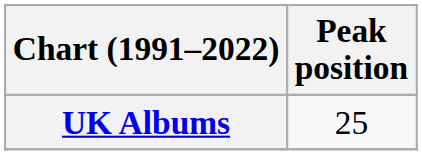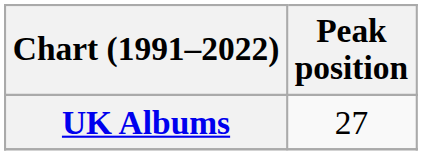(351, 121) 25 -> (351, 121) 27
